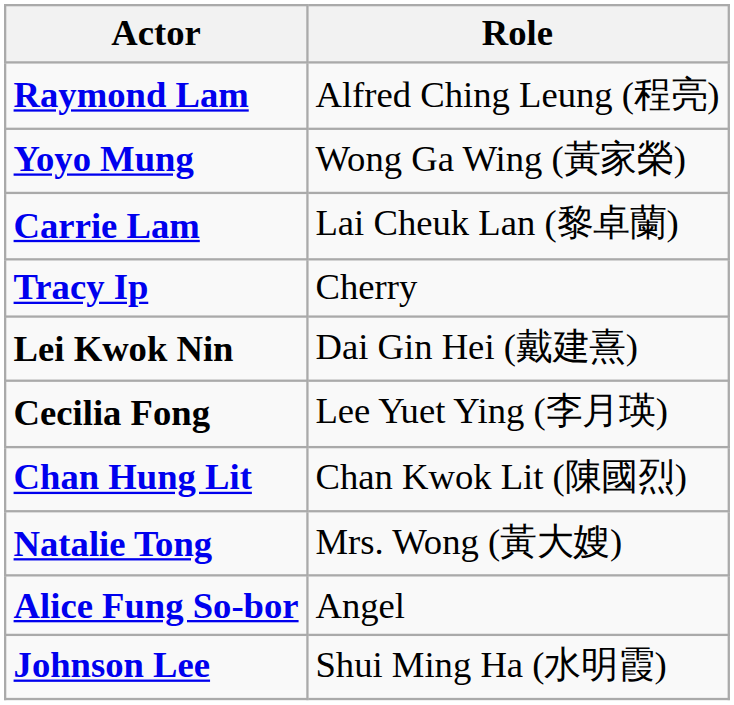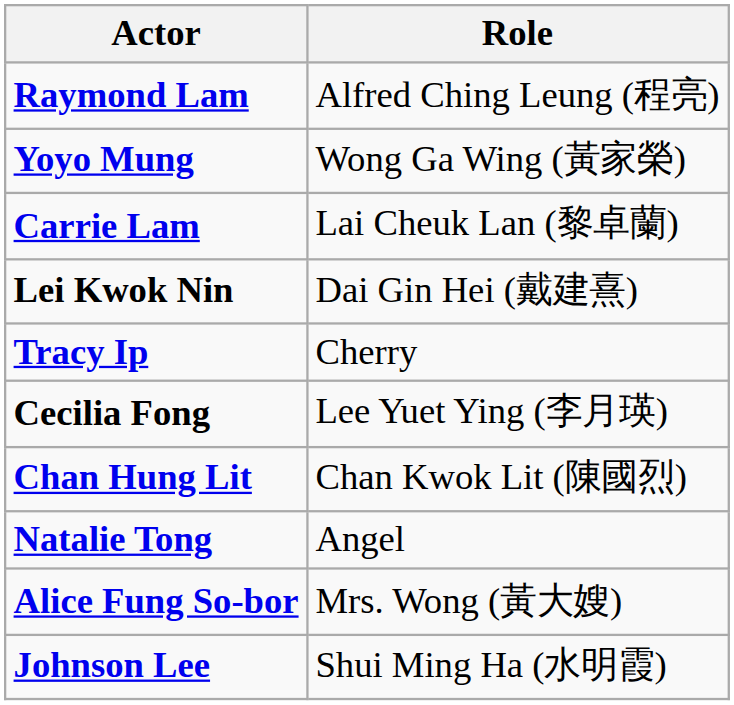rows swapped: (124, 348) <-> (81, 286)
(469, 541) Mrs. Wong (黃大嫂) -> (360, 539) Angel
(360, 604) Angel -> (469, 600) Mrs. Wong (黃大嫂)
